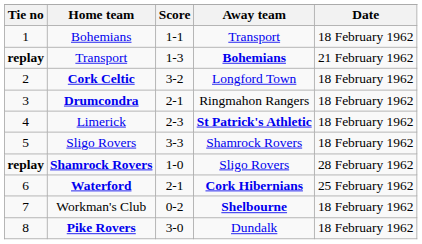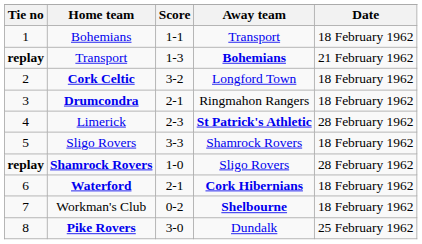(366, 121) 18 February 1962 -> (366, 121) 28 February 1962
(366, 185) 25 February 1962 -> (366, 185) 18 February 1962
(366, 228) 18 February 1962 -> (366, 228) 25 February 1962
